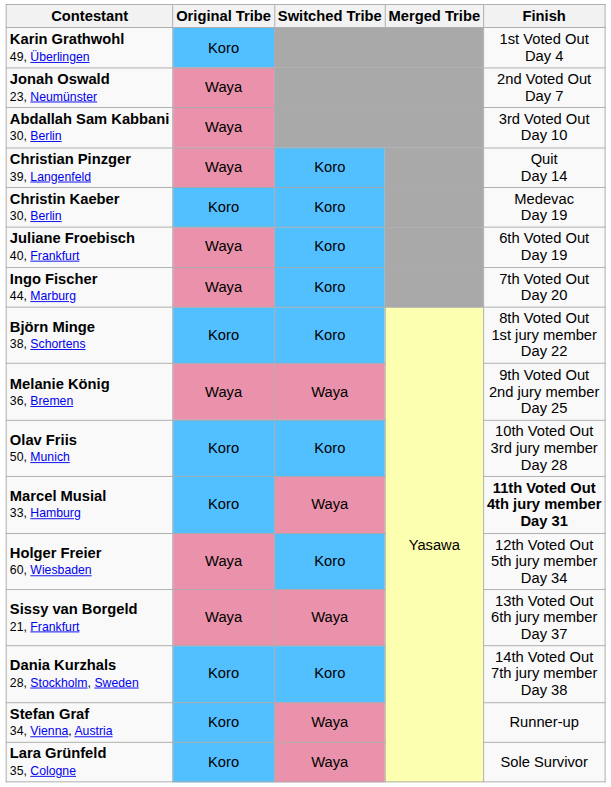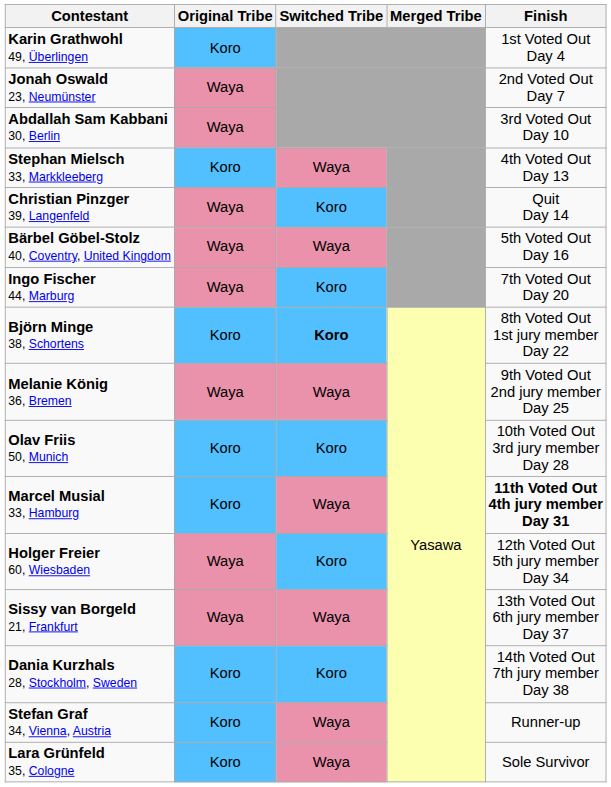+ row: (66, 167)
+ row: (90, 247)
- row: (65, 207)
- row: (72, 247)
(330, 335) normal -> (331, 335) bold
